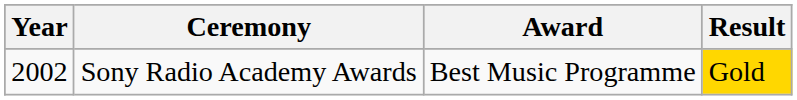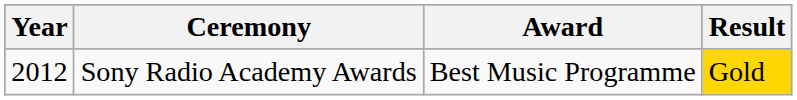(40, 71) 2002 -> (40, 71) 2012
